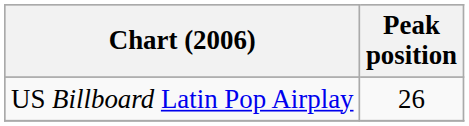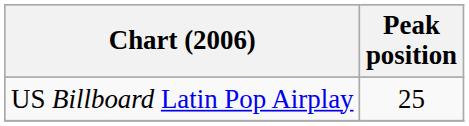(411, 98) 26 -> (411, 98) 25
